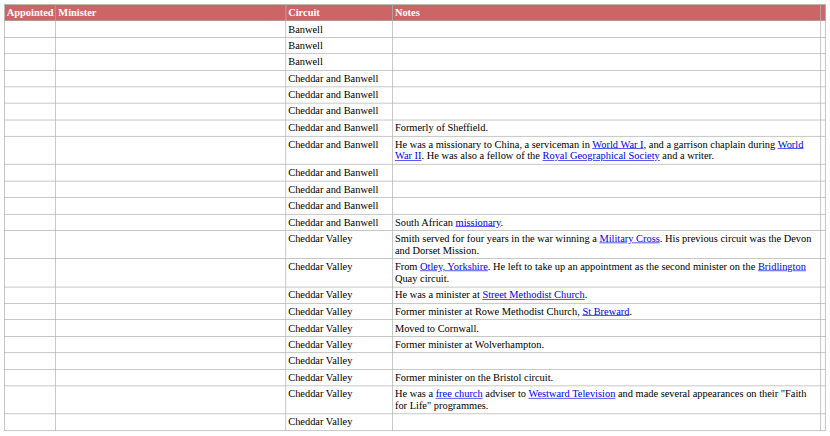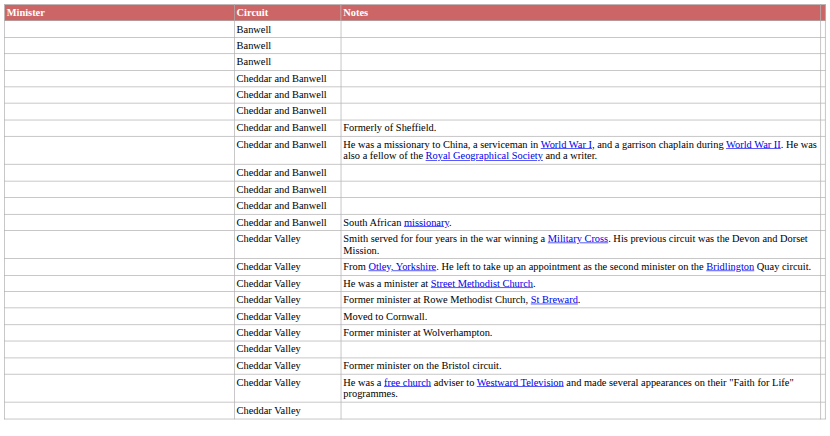- column: (30, 12)
